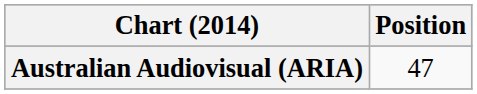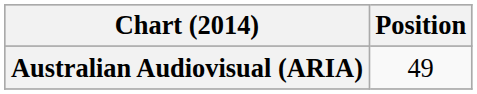(421, 67) 47 -> (421, 67) 49
